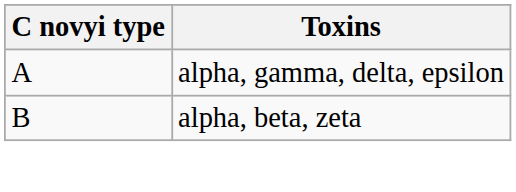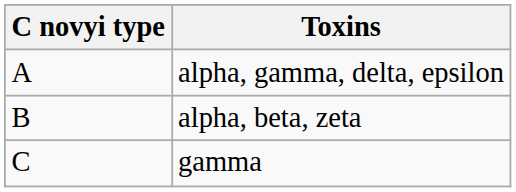+ row: (220, 162)
